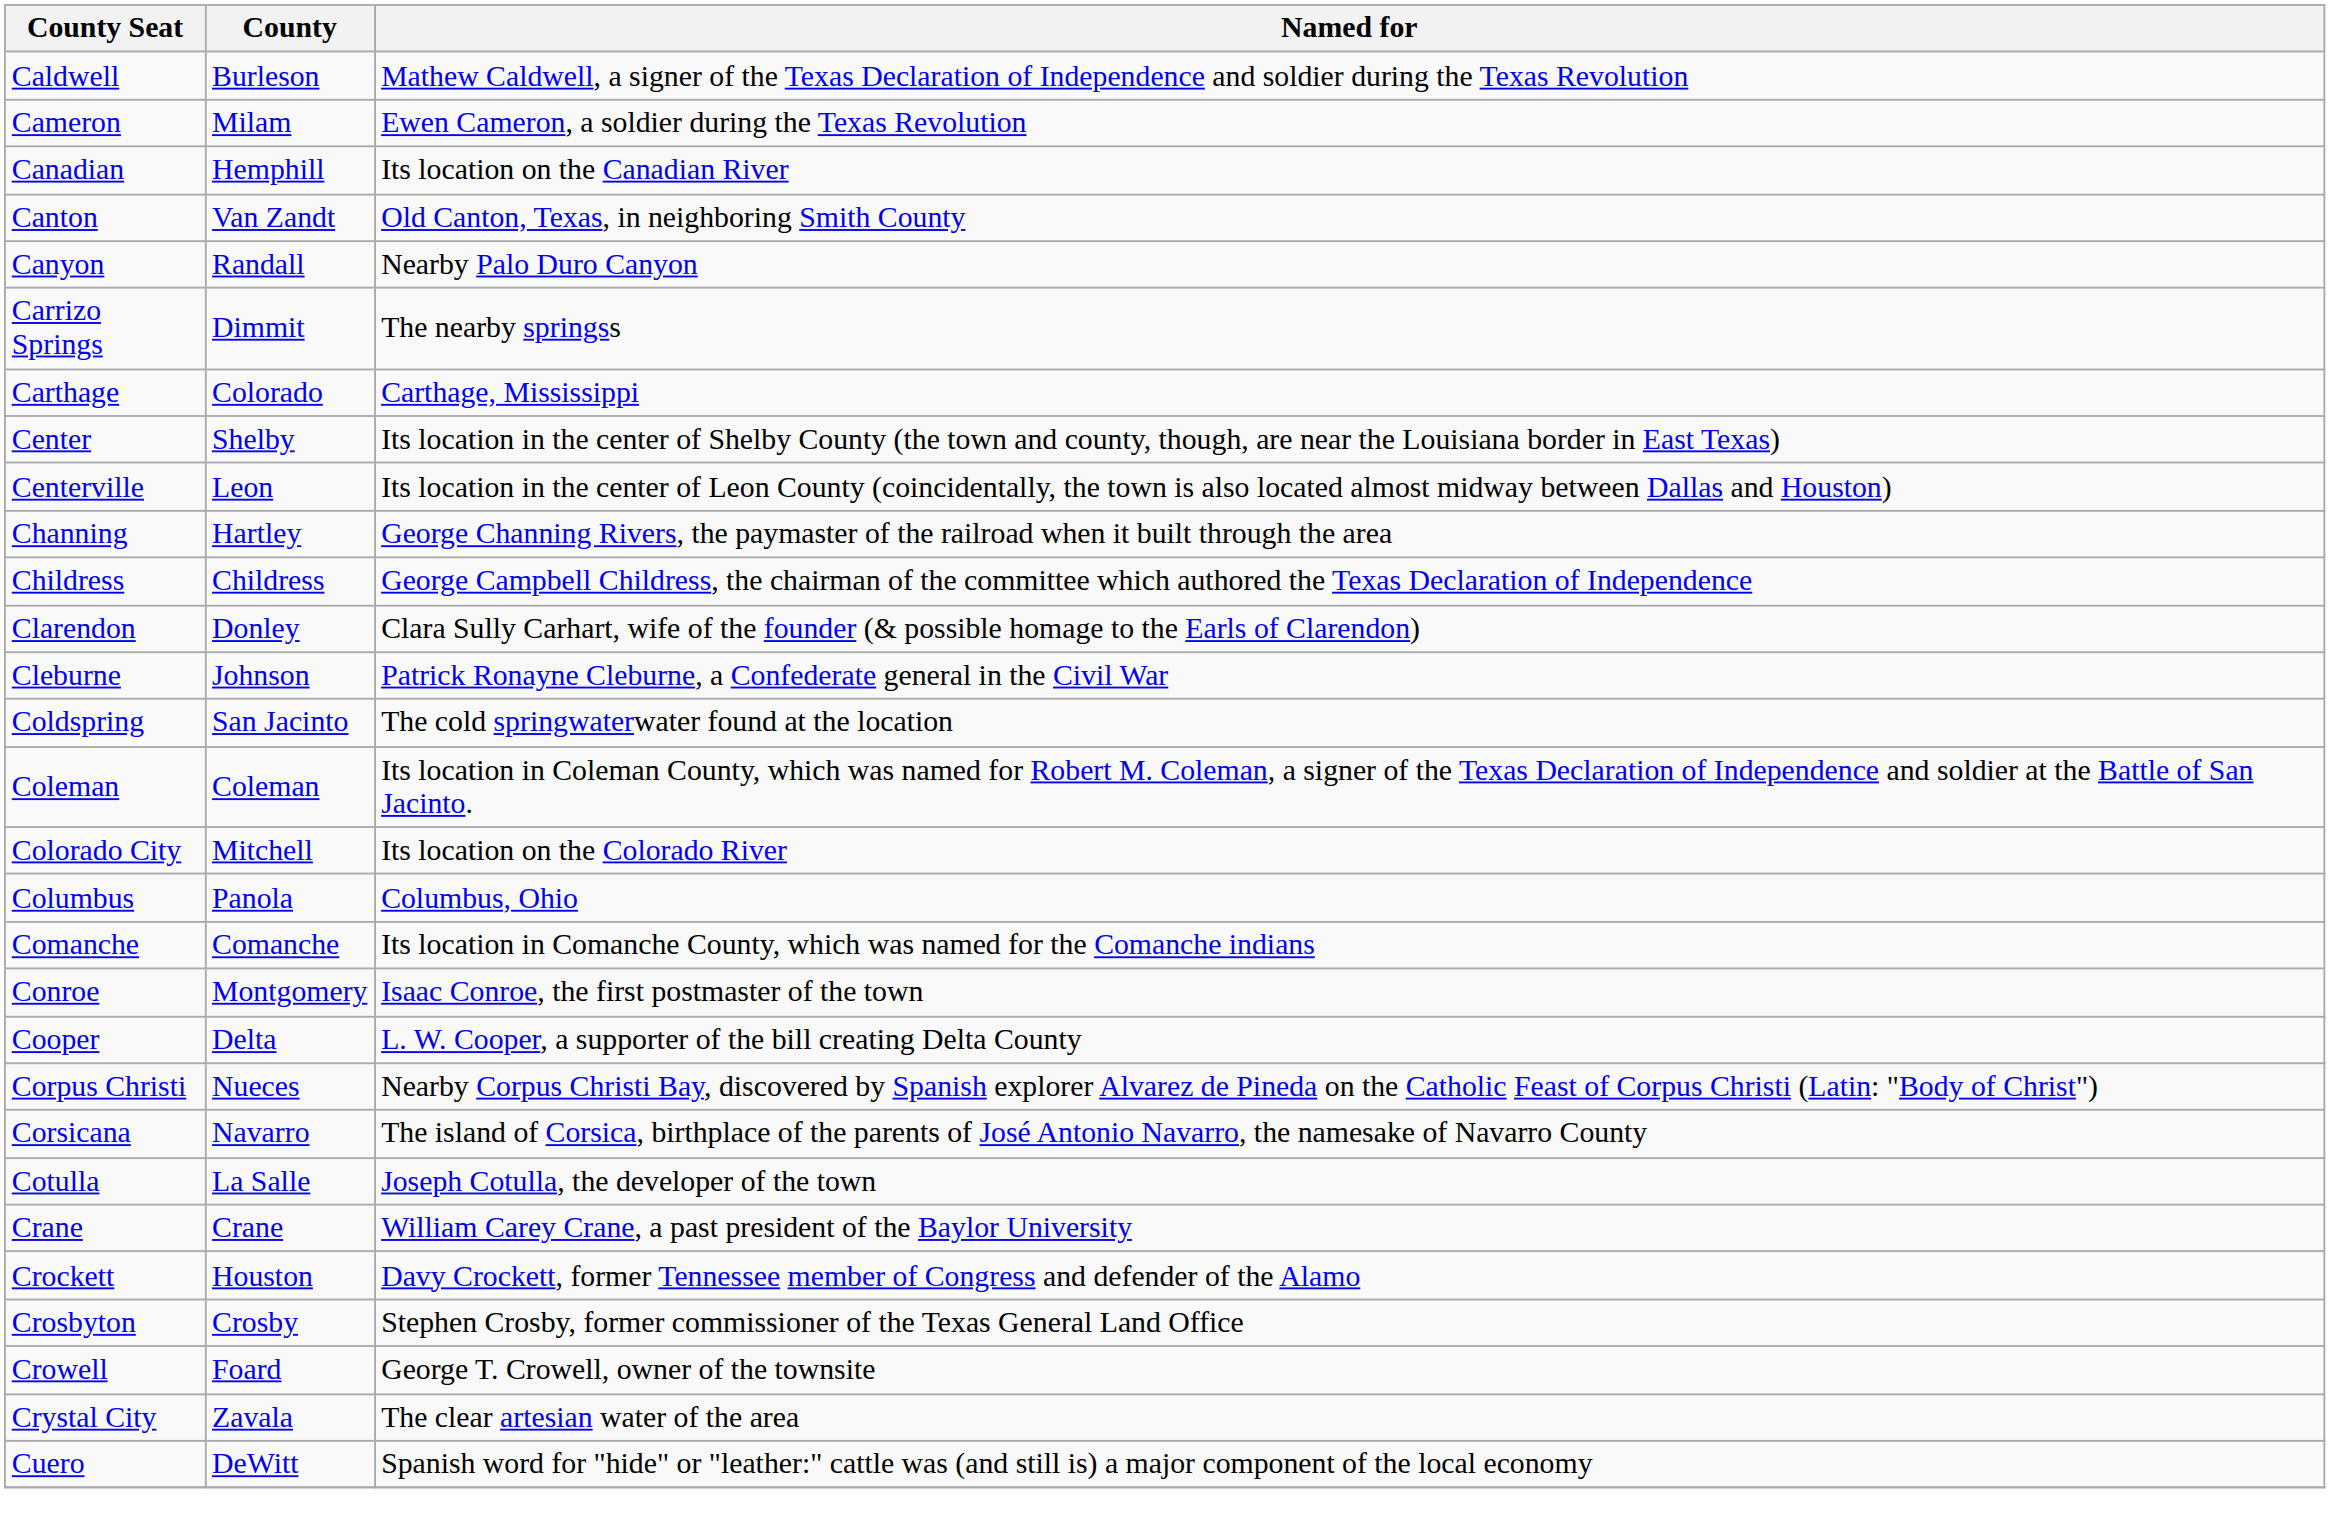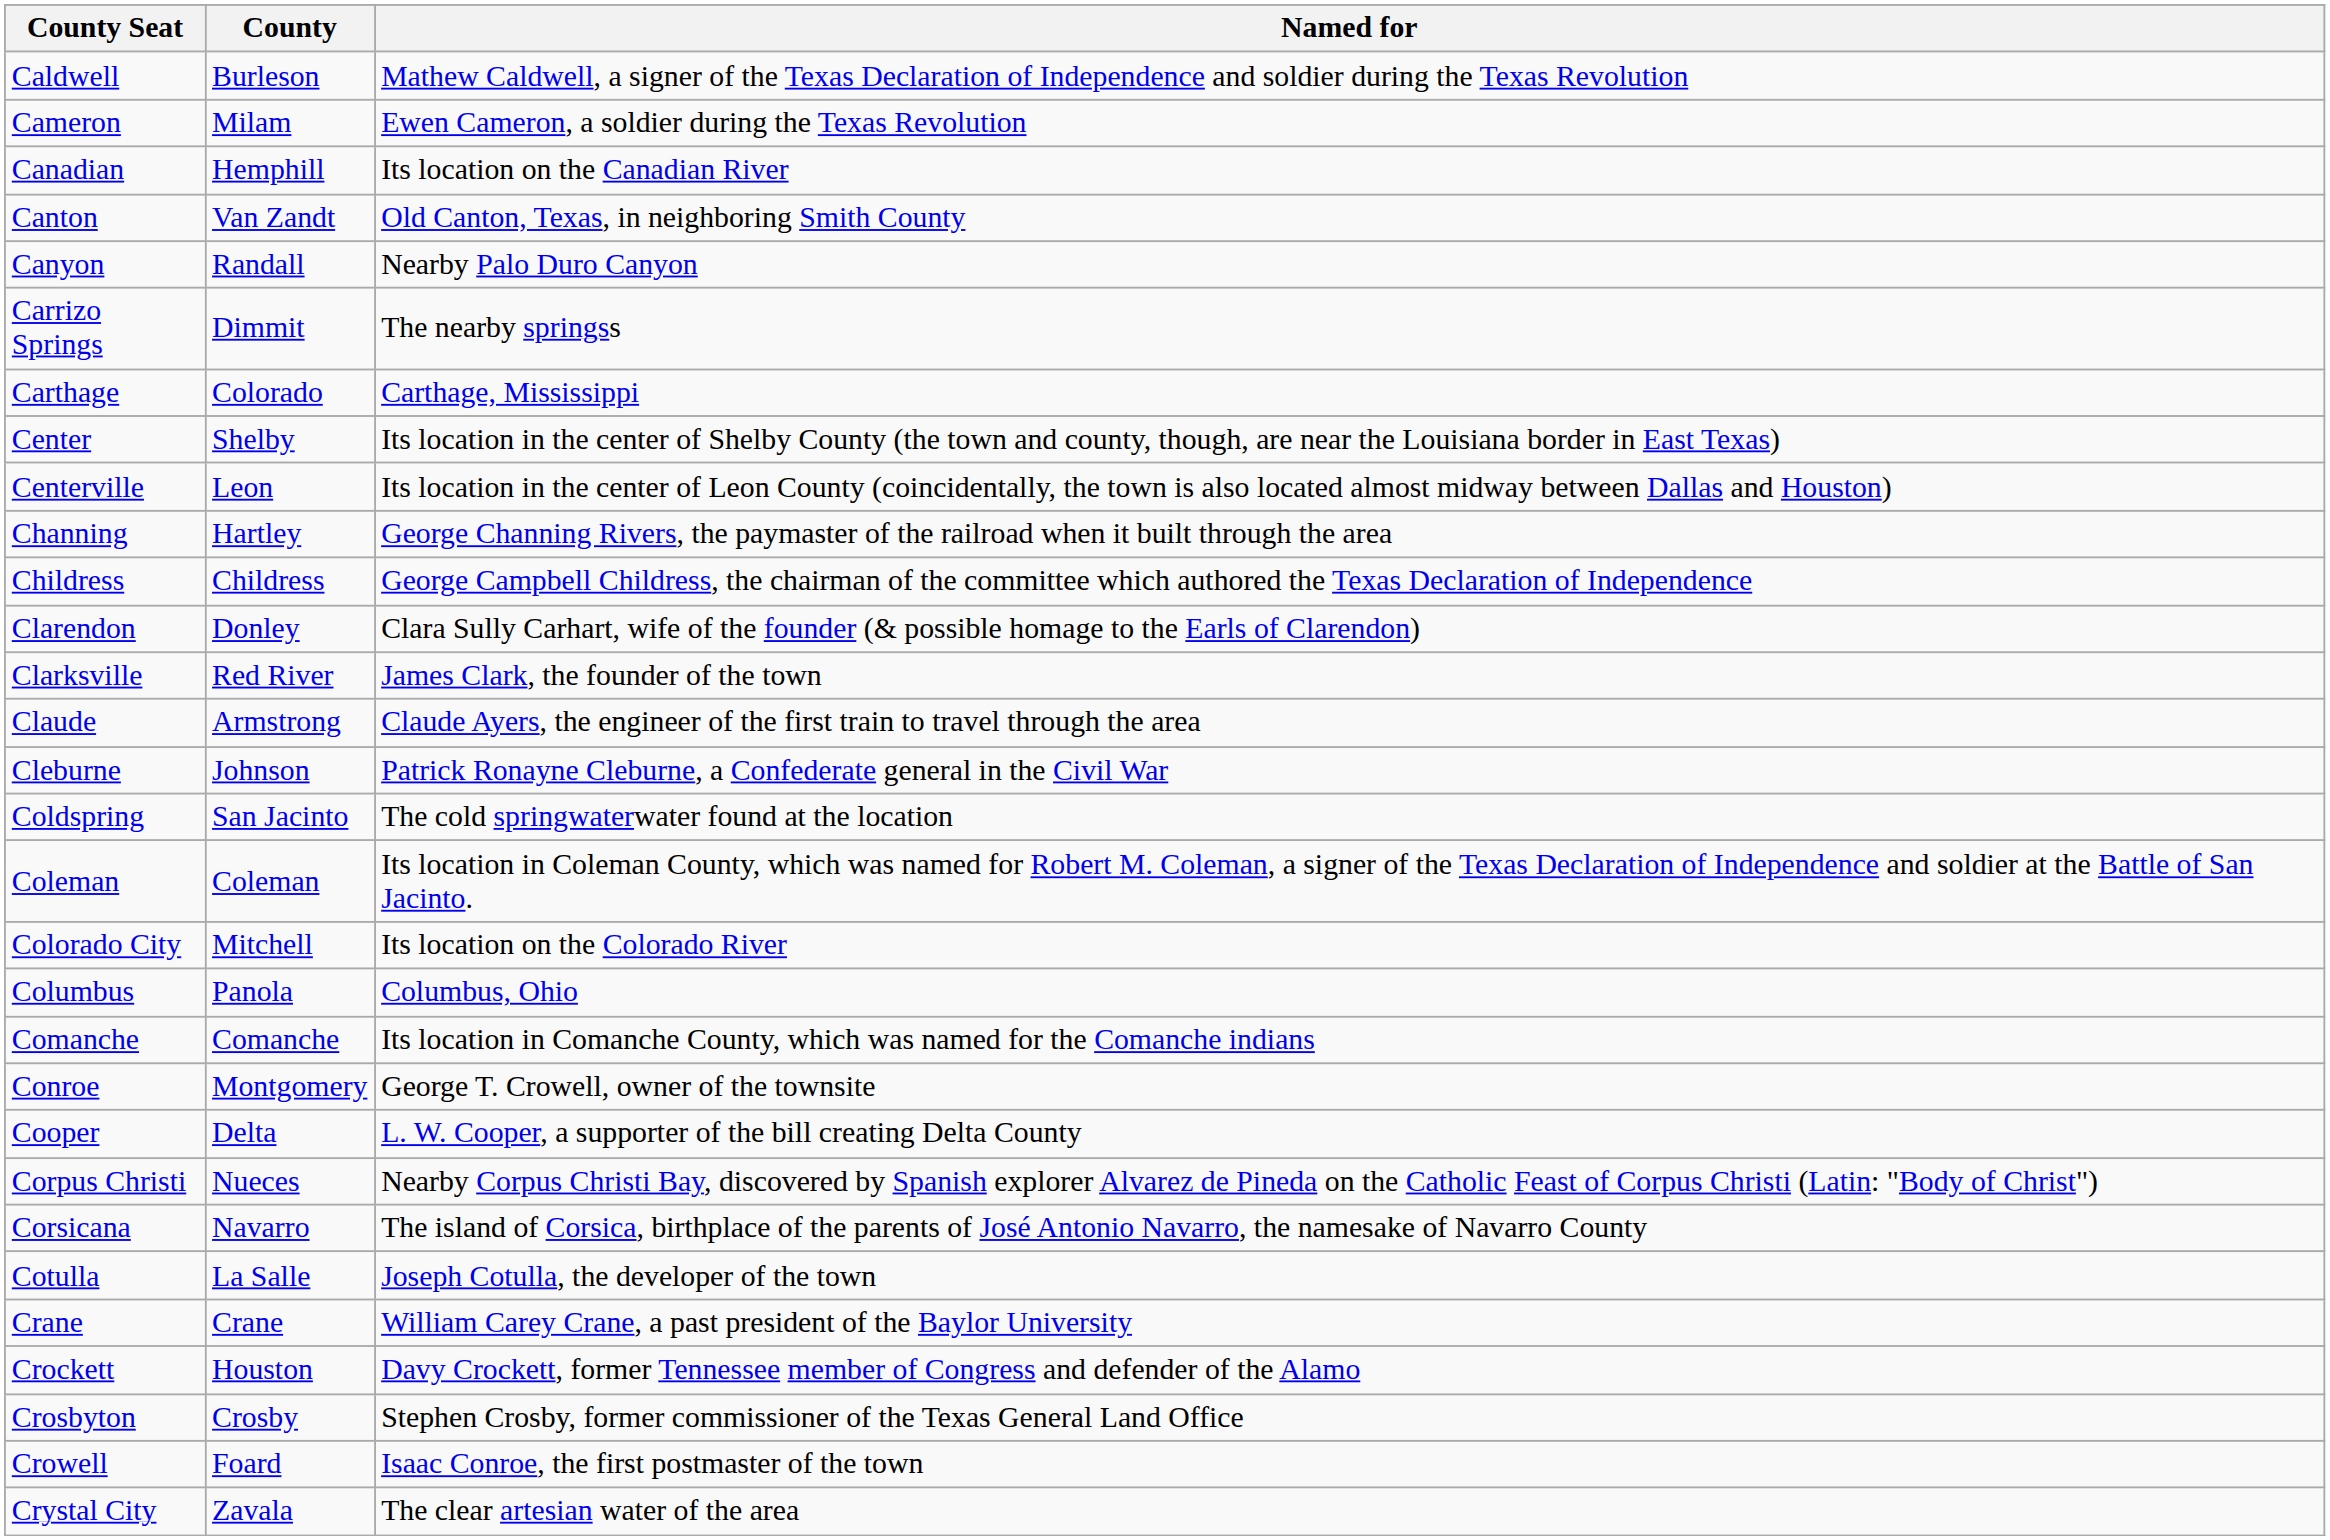+ row: (77, 675)
+ row: (54, 722)
(652, 991) Isaac Conroe, the first postmaster of the town -> (628, 1086) George T. Crowell, owner of the townsite
(628, 1369) George T. Crowell, owner of the townsite -> (652, 1463) Isaac Conroe, the first postmaster of the town
- row: (48, 1463)
